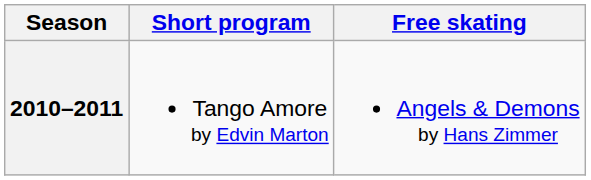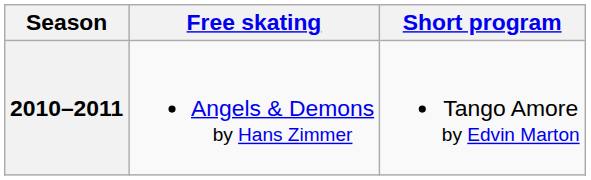columns swapped: (231, 22) <-> (459, 22)
